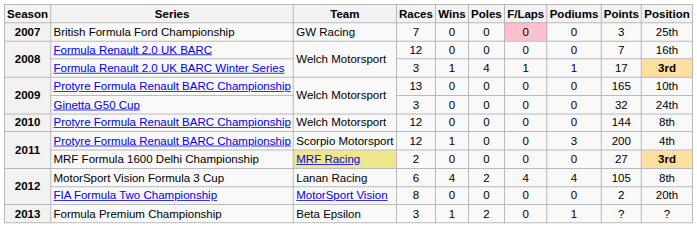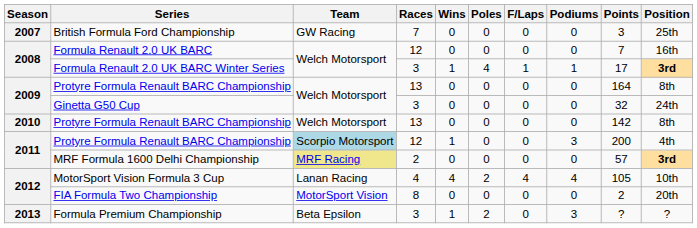(526, 32) pink background -> (526, 32) no background
(621, 87) 165 -> (621, 87) 164
(667, 87) 10th -> (667, 87) 8th
(416, 123) 12 -> (416, 123) 13
(621, 123) 144 -> (621, 123) 142
(345, 141) no background -> (345, 141) lightblue background
(621, 159) 27 -> (621, 159) 57
(416, 178) 6 -> (416, 178) 4
(667, 178) 8th -> (667, 178) 10th
(574, 214) 1 -> (574, 214) 3
